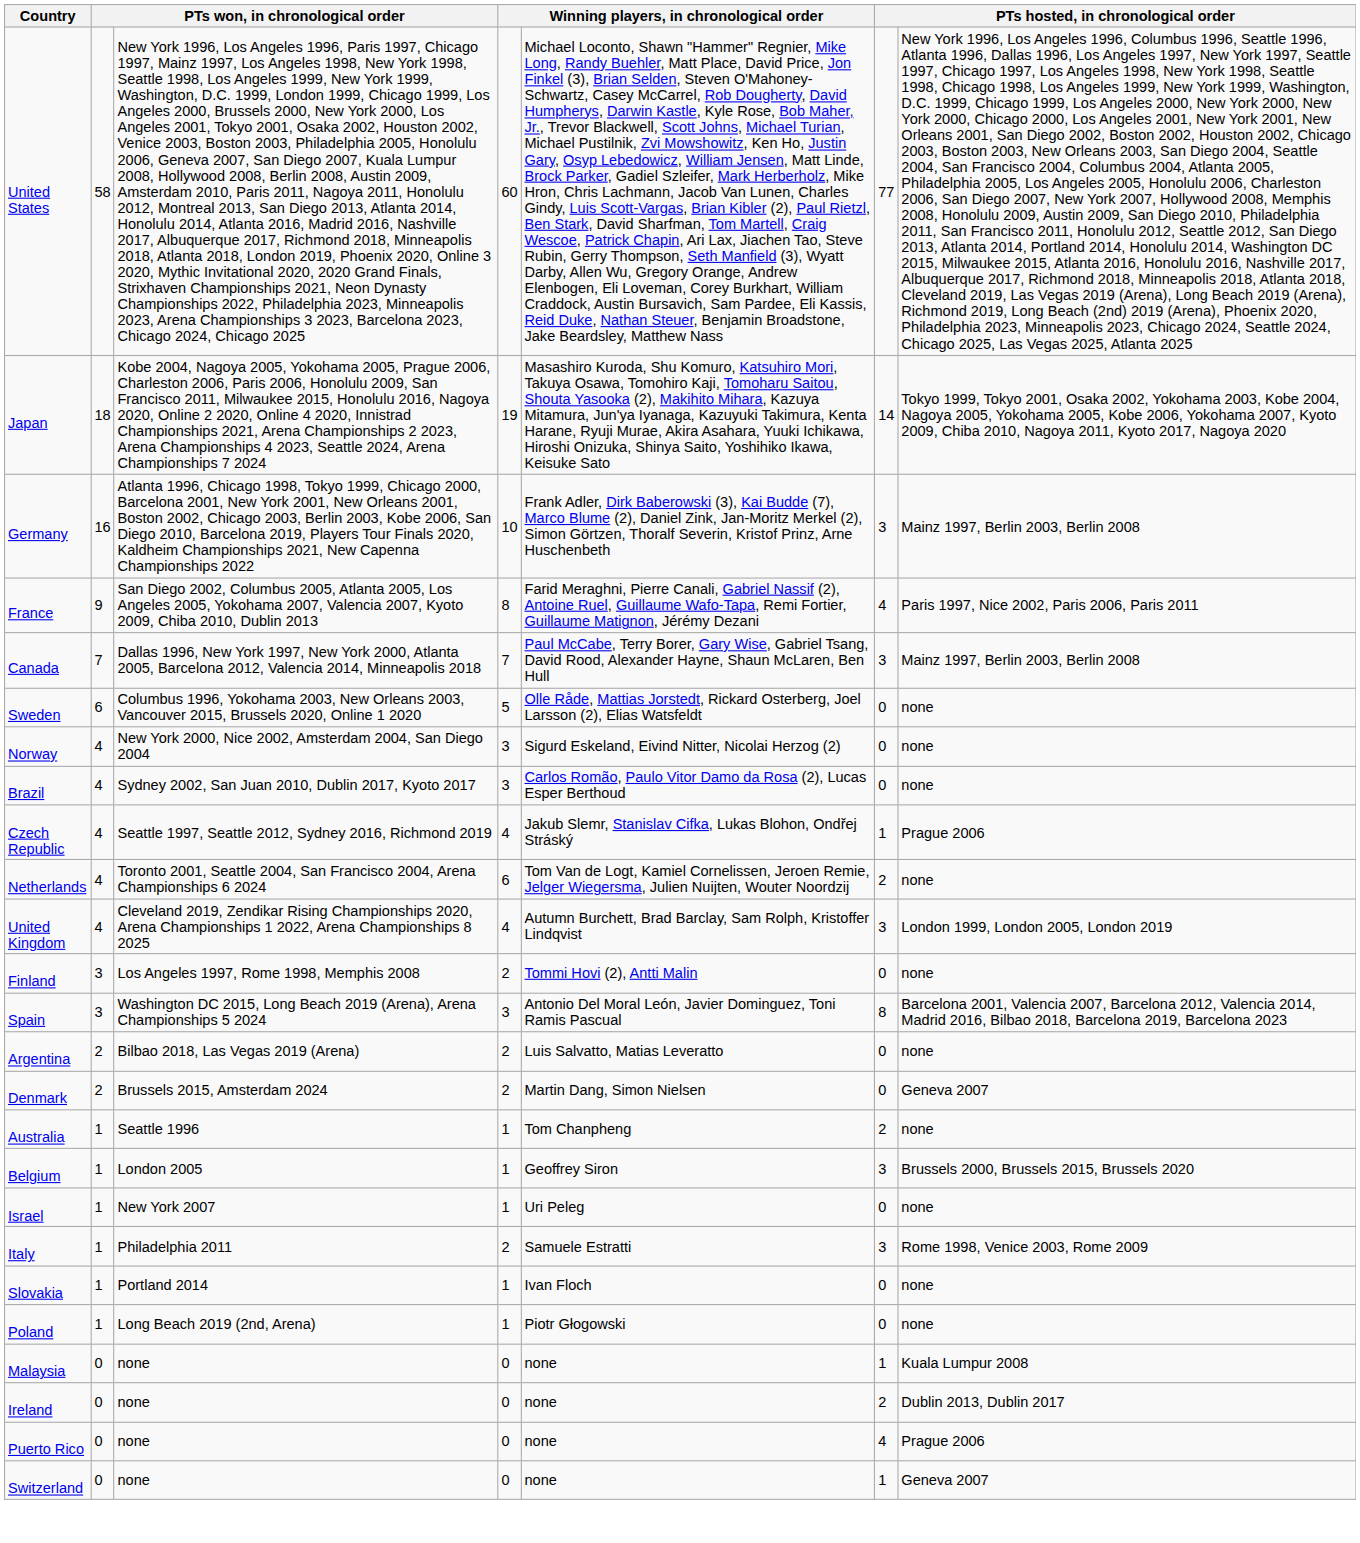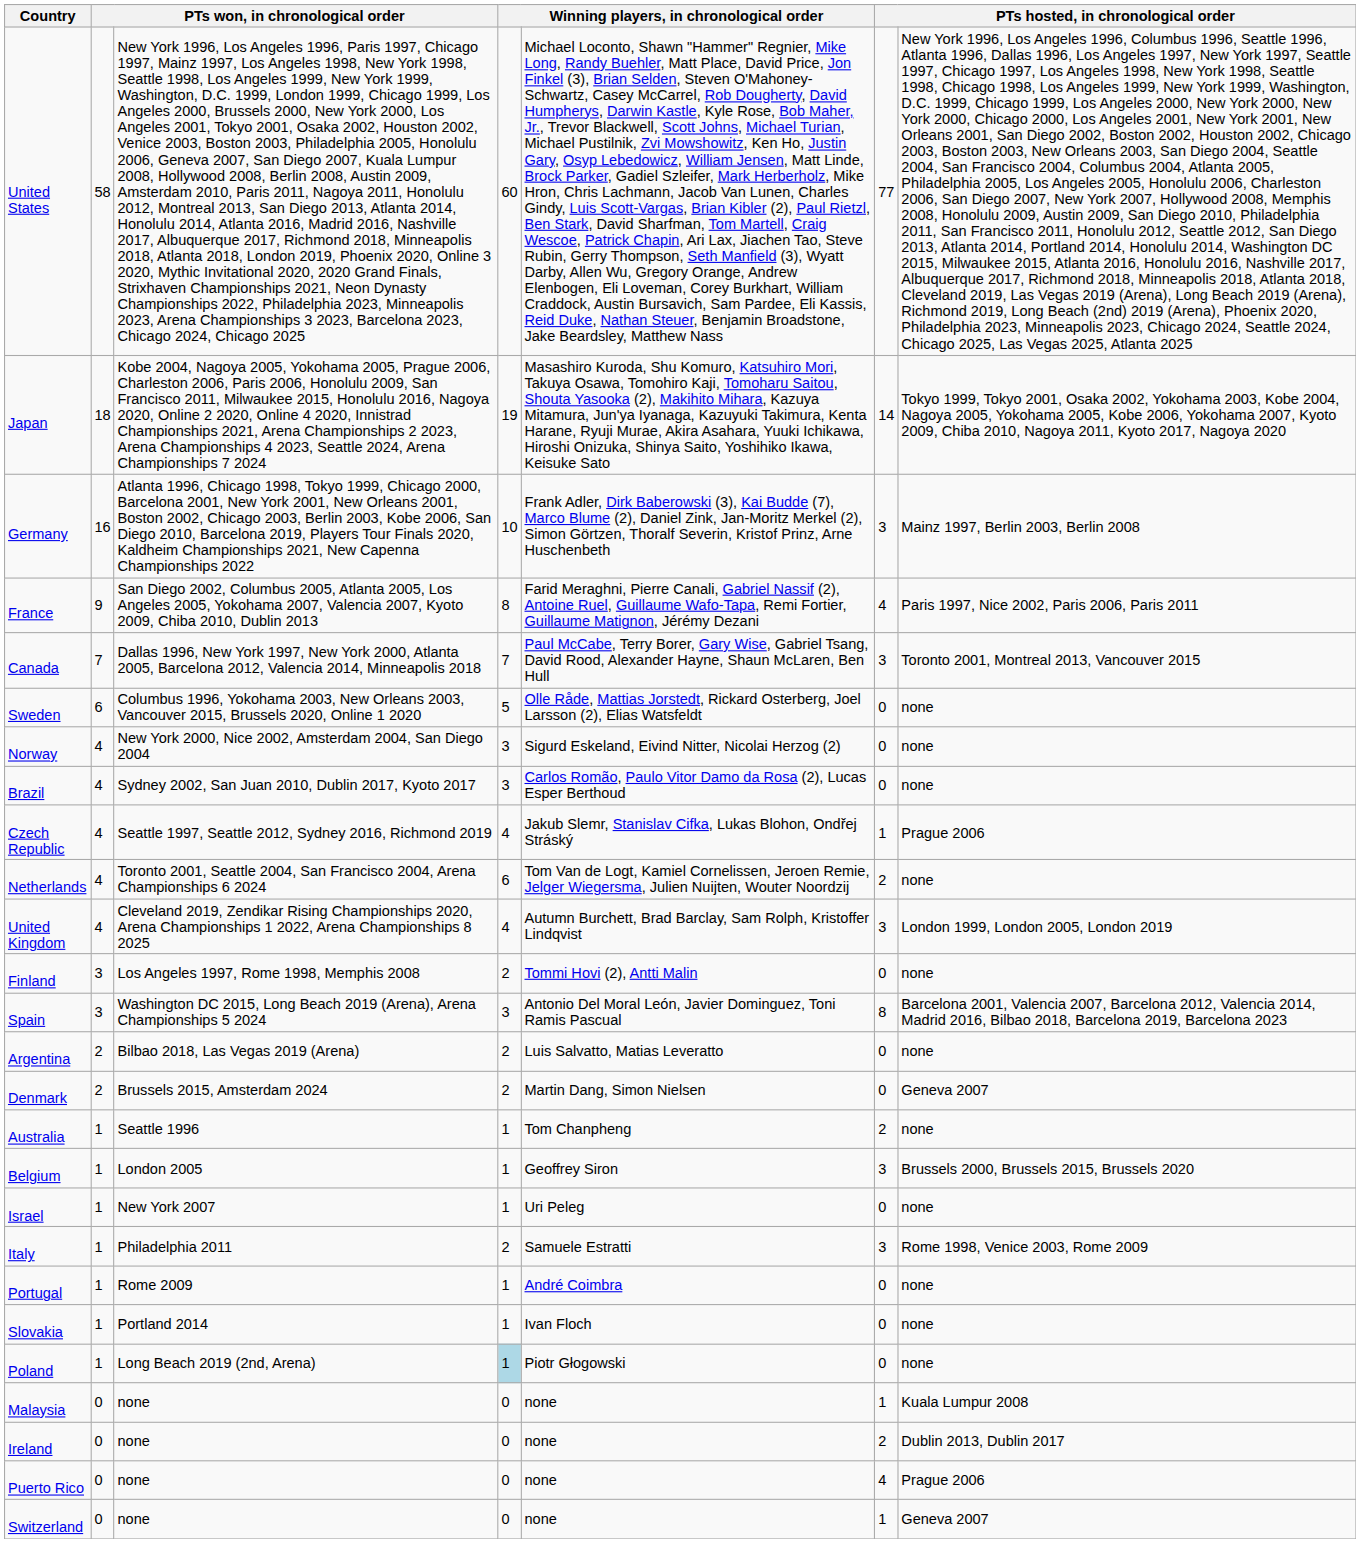(1021, 660) Mainz 1997, Berlin 2003, Berlin 2008 -> (1051, 660) Toronto 2001, Montreal 2013, Vancouver 2015
+ row: (35, 1293)
(505, 1324) no background -> (505, 1363) lightblue background
